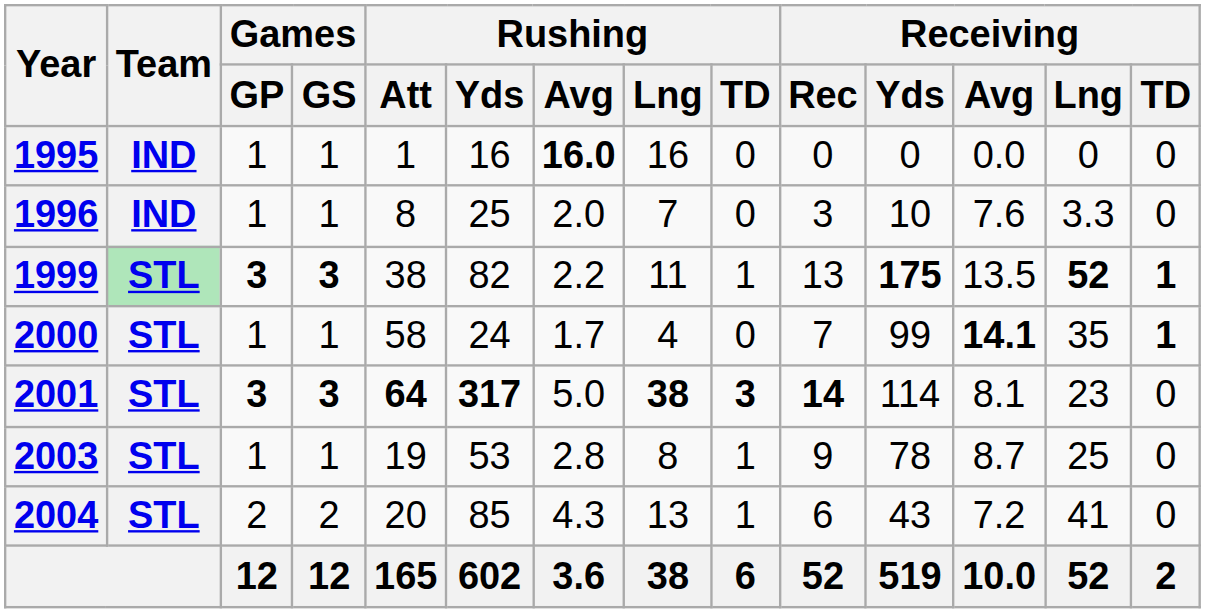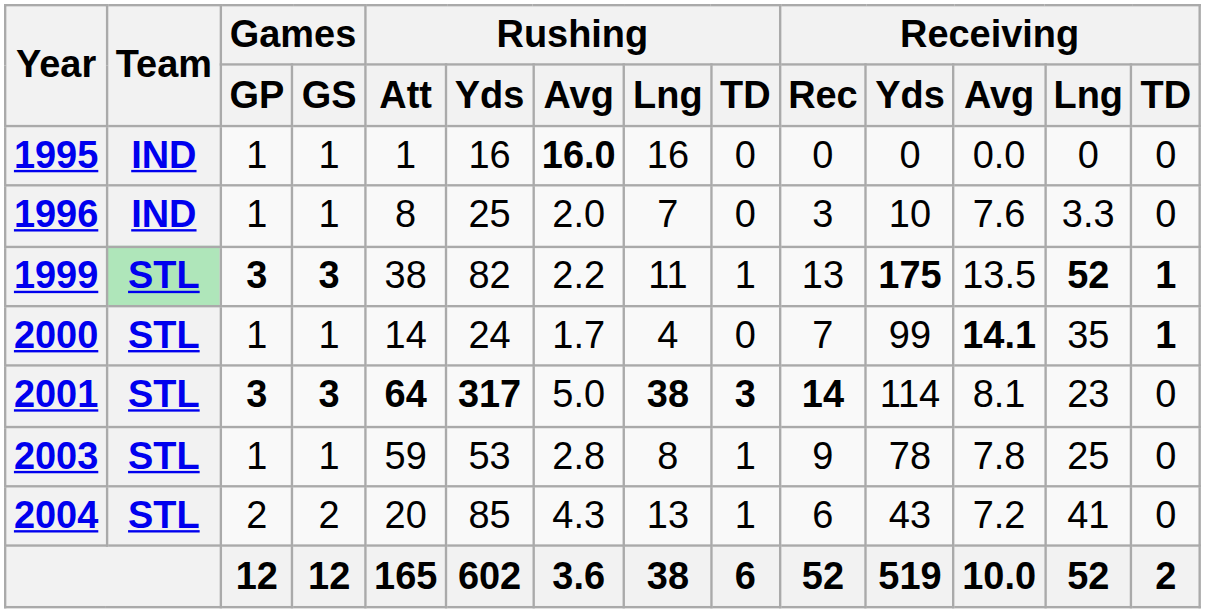(406, 335) 58 -> (406, 335) 14
(406, 455) 19 -> (406, 455) 59
(999, 455) 8.7 -> (999, 455) 7.8
